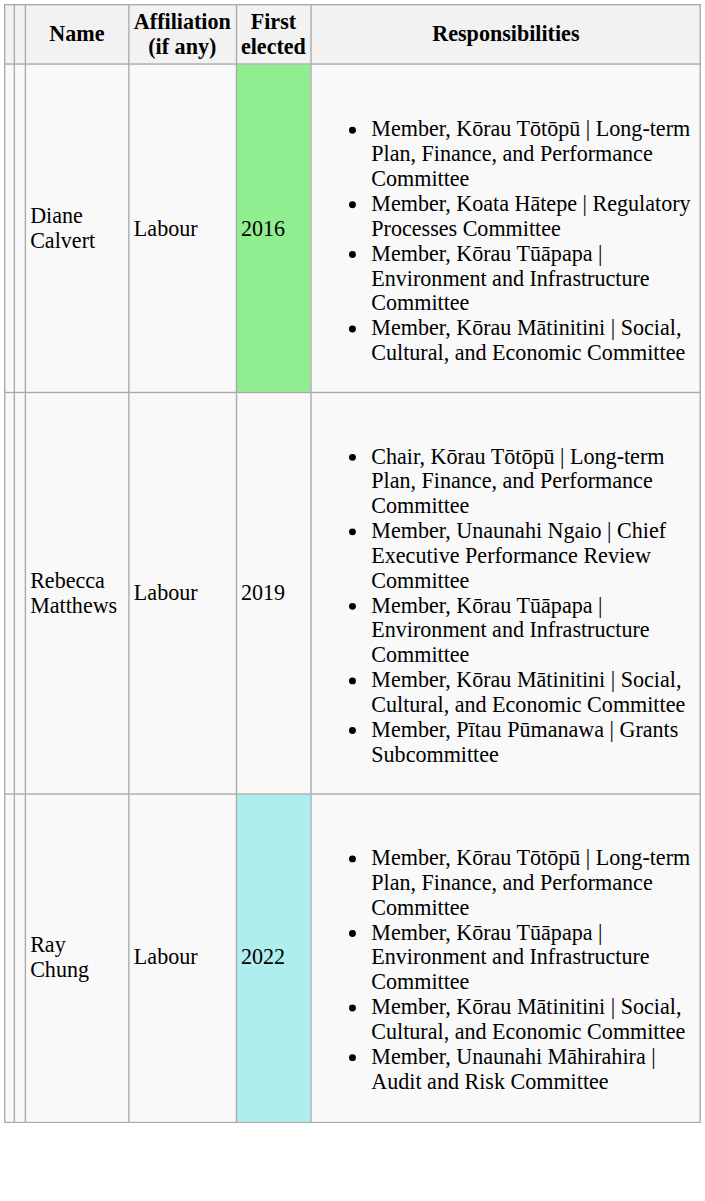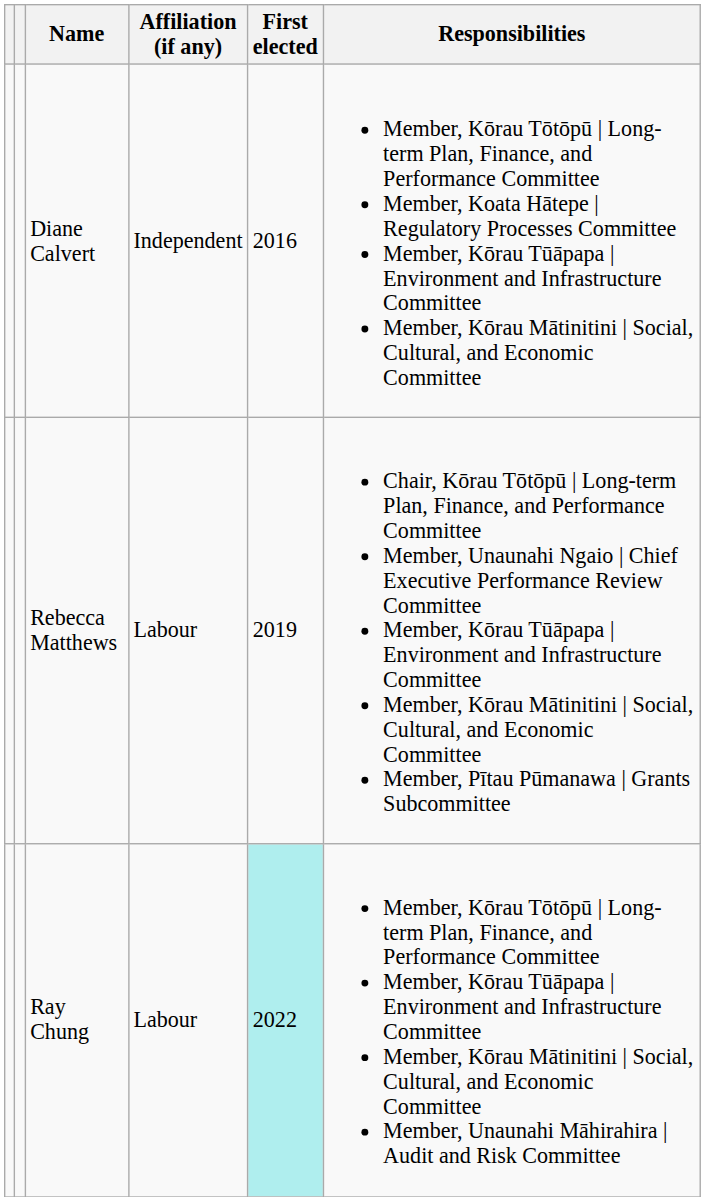(166, 228) Labour -> (188, 240) Independent
(263, 228) lightgreen background -> (275, 240) no background
